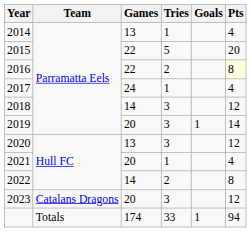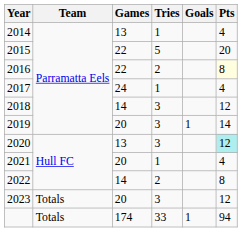(234, 143) no background -> (225, 143) paleturquoise background
(77, 198) Catalans Dragons -> (50, 198) Totals
